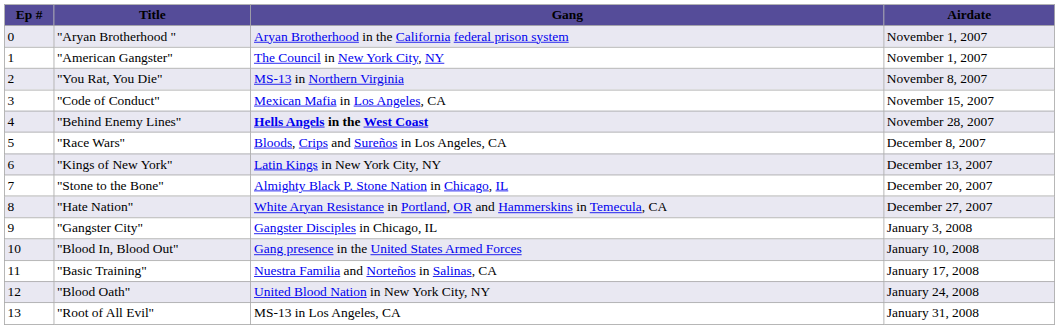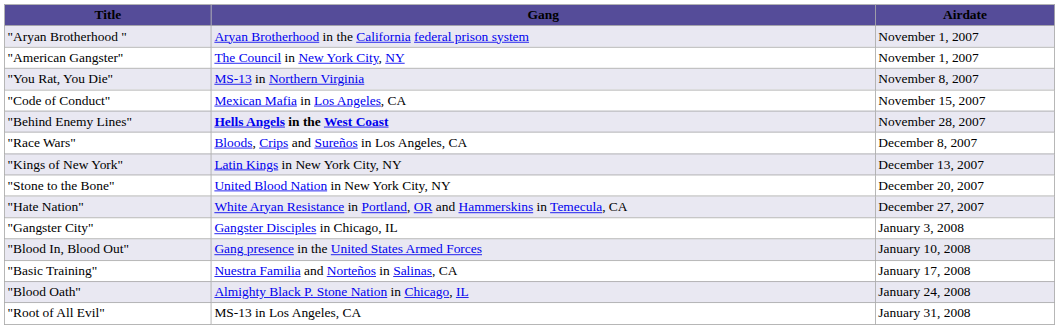- column: (29, 15)
(381, 185) Almighty Black P. Stone Nation in Chicago, IL -> (332, 185) United Blood Nation in New York City, NY
(372, 292) United Blood Nation in New York City, NY -> (342, 292) Almighty Black P. Stone Nation in Chicago, IL
